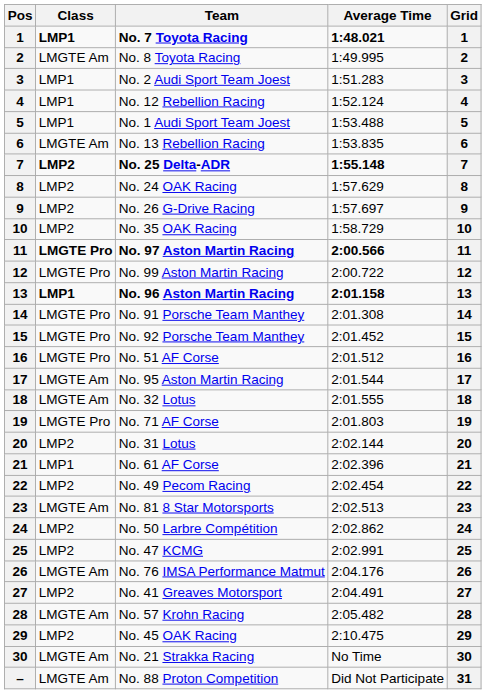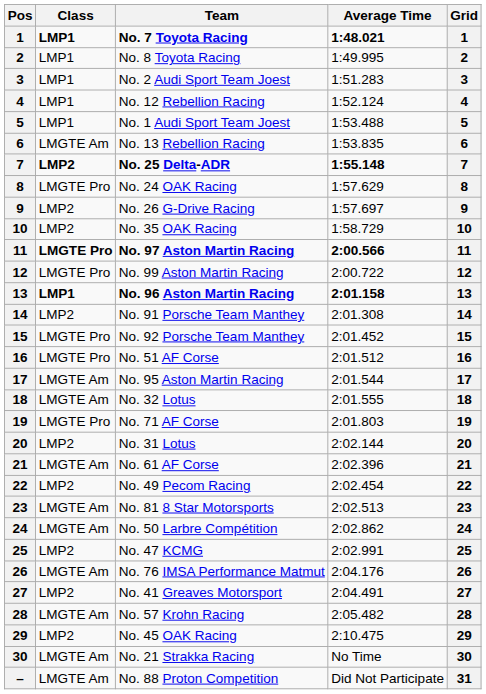(74, 58) LMGTE Am -> (56, 58) LMP1
(56, 187) LMP2 -> (75, 187) LMGTE Pro
(75, 315) LMGTE Pro -> (56, 315) LMP2
(56, 465) LMP1 -> (74, 465) LMGTE Am
(56, 529) LMP2 -> (74, 529) LMGTE Am
